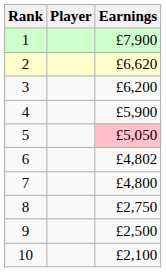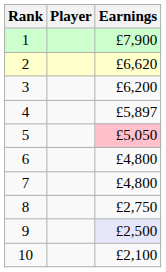(137, 111) £5,900 -> (137, 111) £5,897
(137, 159) £4,802 -> (137, 159) £4,800
(137, 231) no background -> (137, 231) lavender background
